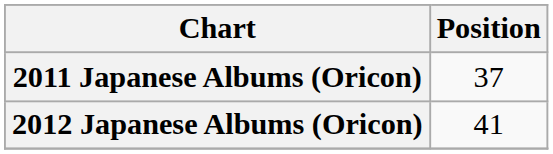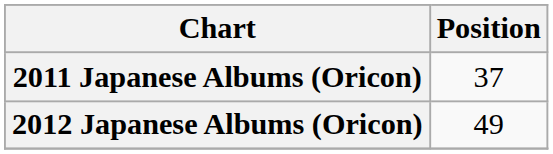(489, 124) 41 -> (489, 124) 49
